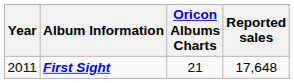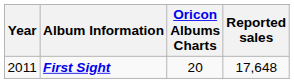(195, 67) 21 -> (195, 67) 20
